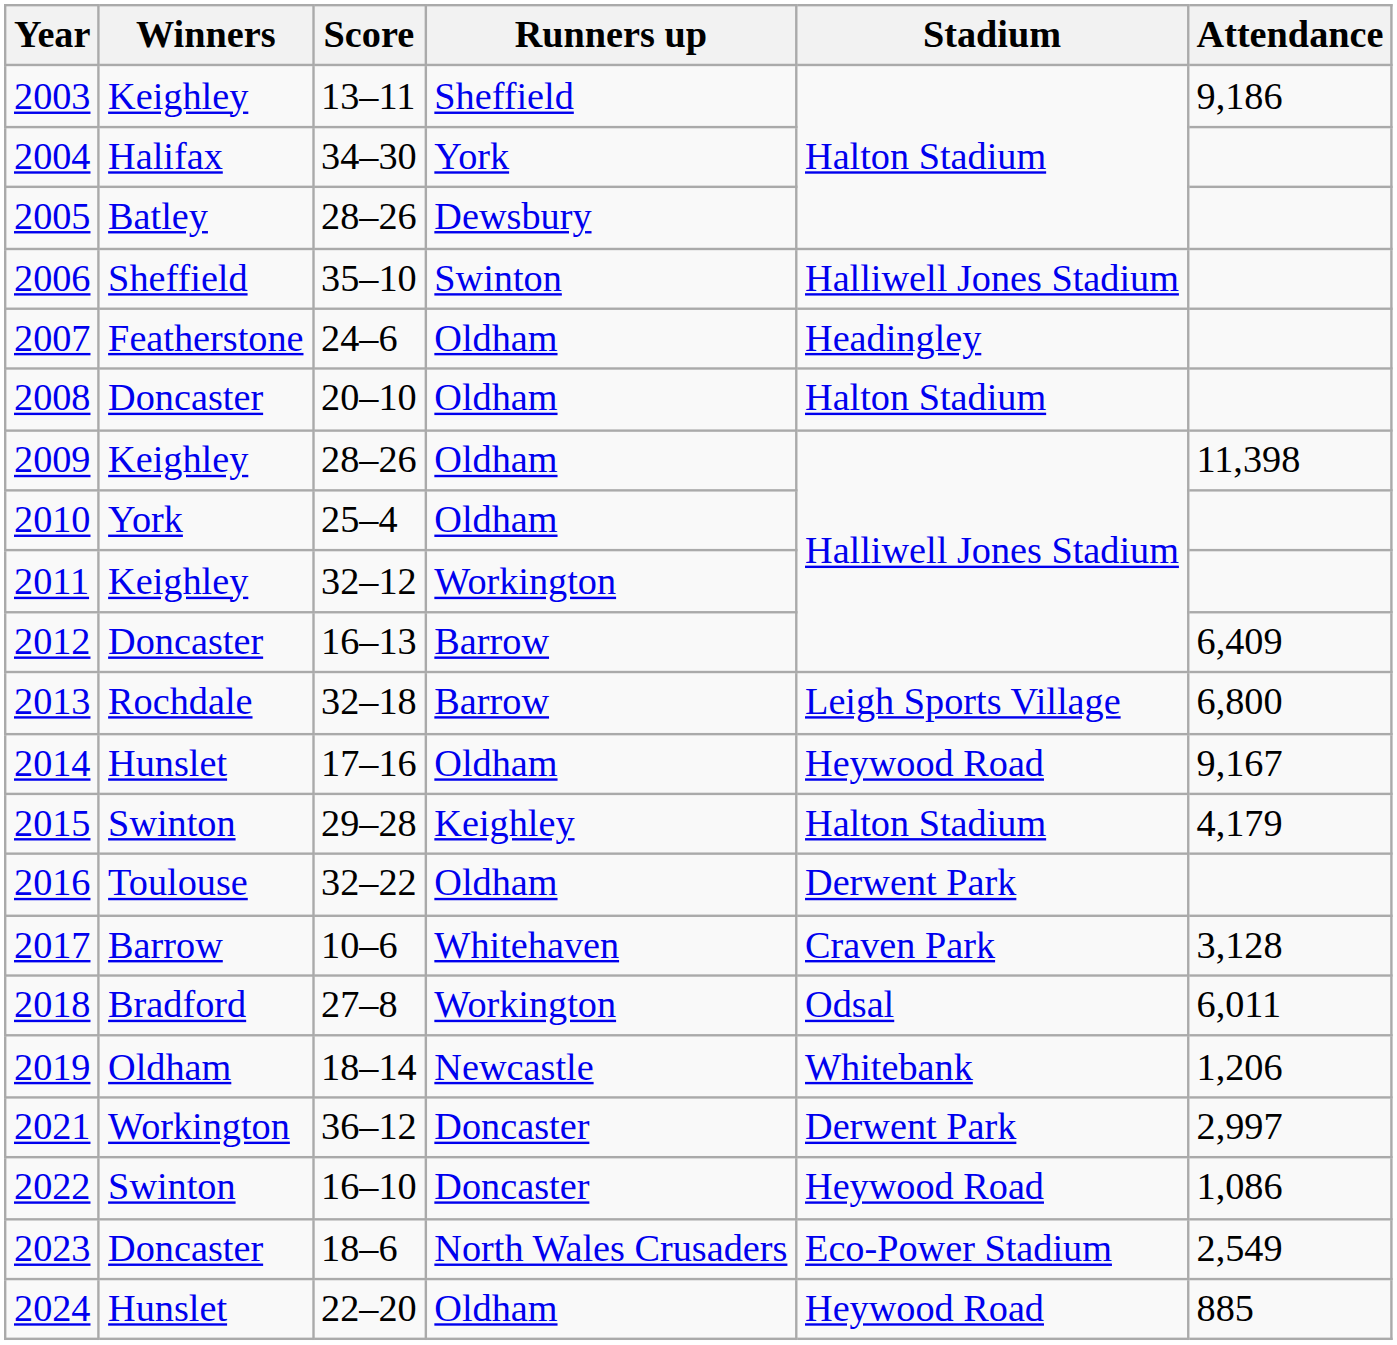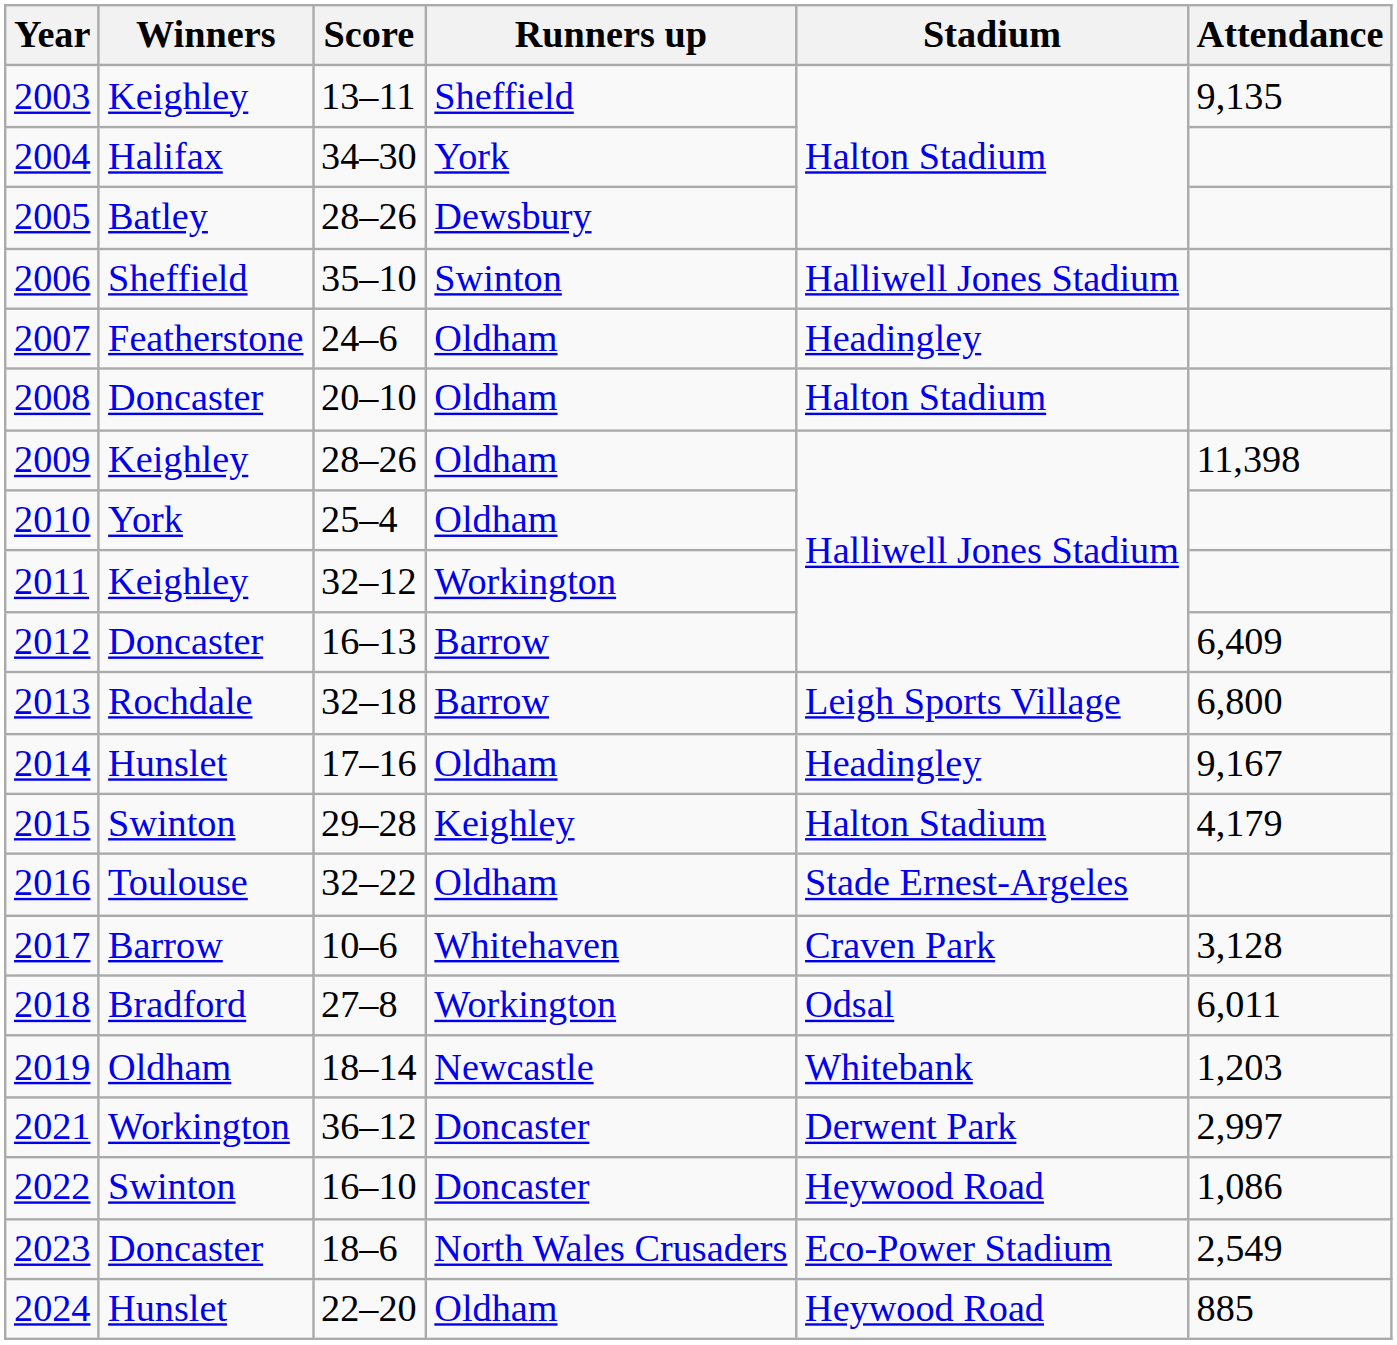(1240, 95) 9,186 -> (1240, 95) 9,135
(925, 762) Heywood Road -> (893, 762) Headingley
(911, 883) Derwent Park -> (967, 883) Stade Ernest-Argeles
(1240, 1065) 1,206 -> (1240, 1065) 1,203
